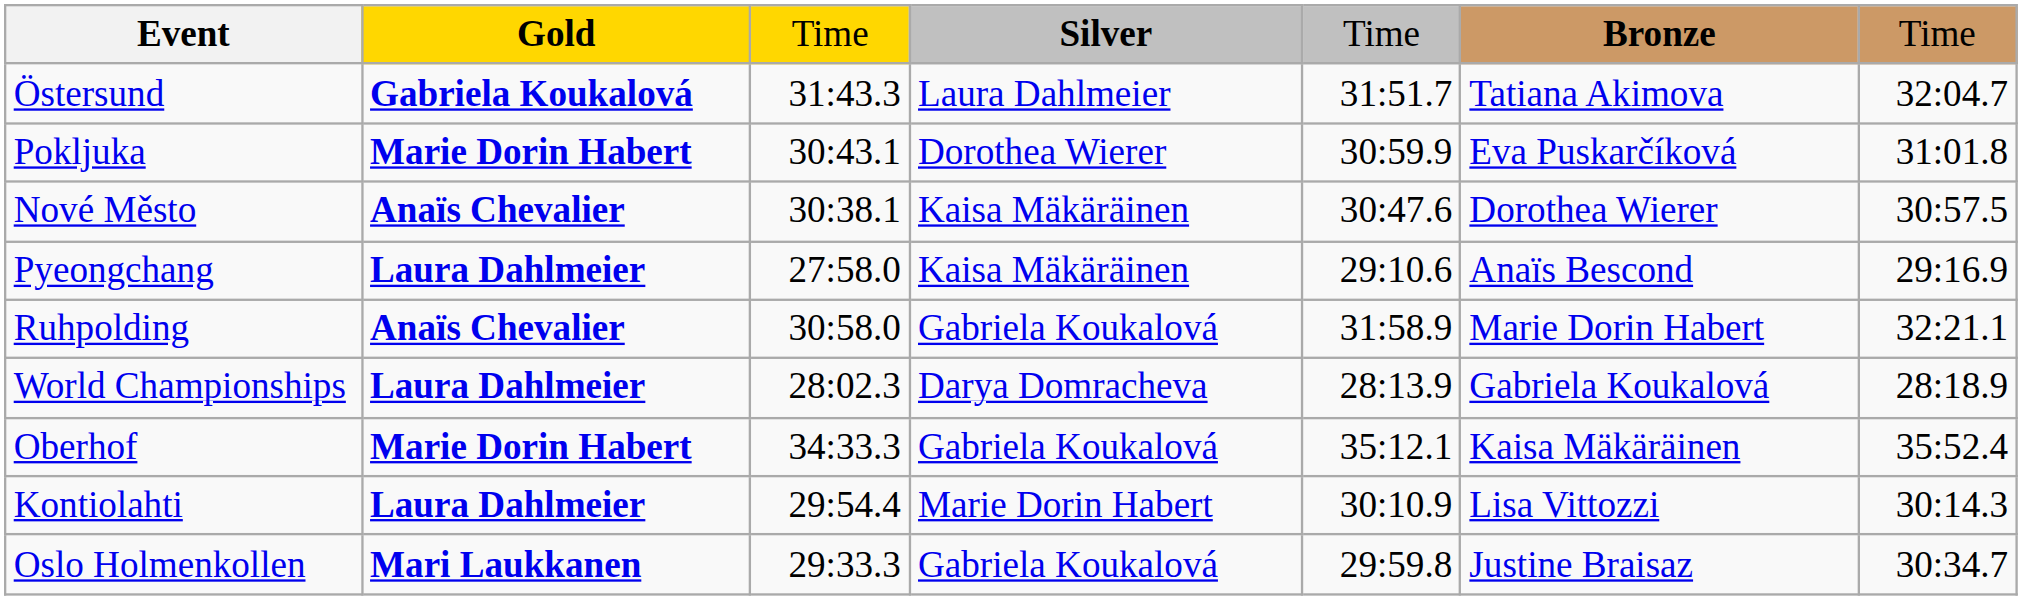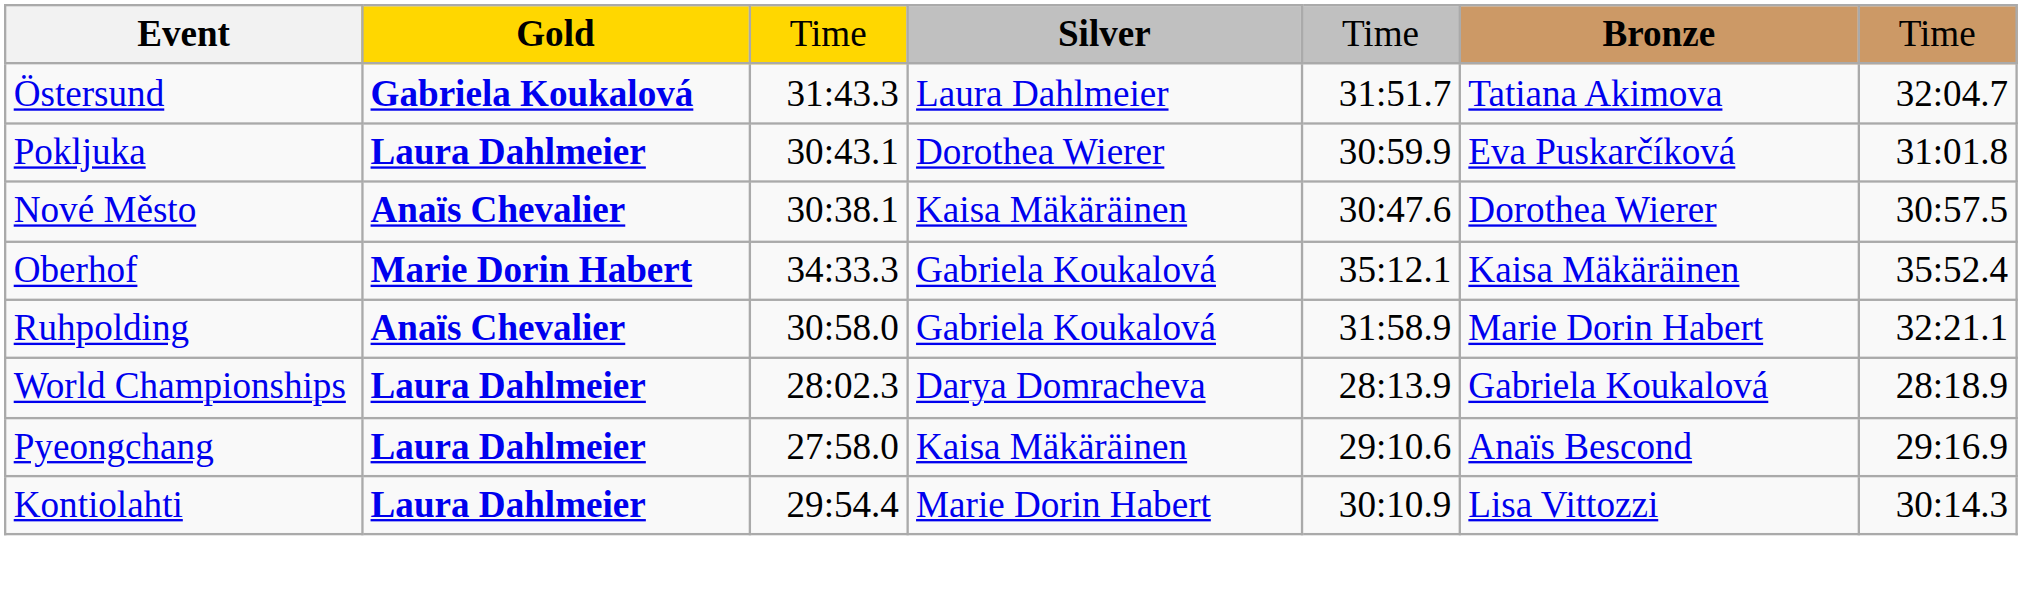(531, 151) Marie Dorin Habert -> (508, 151) Laura Dahlmeier
rows swapped: (76, 446) <-> (114, 269)
- row: (160, 563)
